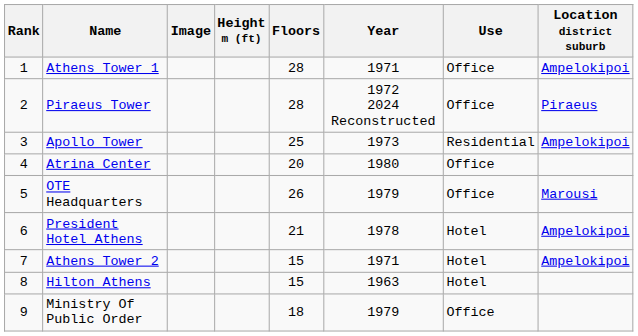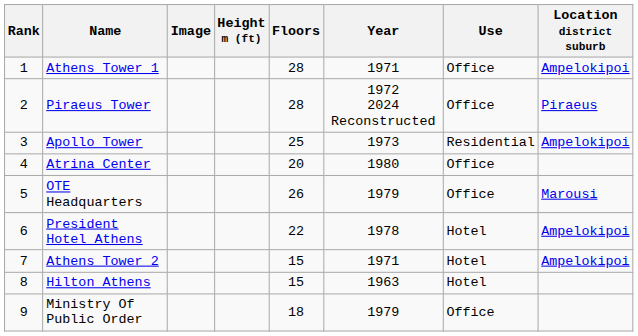(296, 231) 21 -> (296, 231) 22
